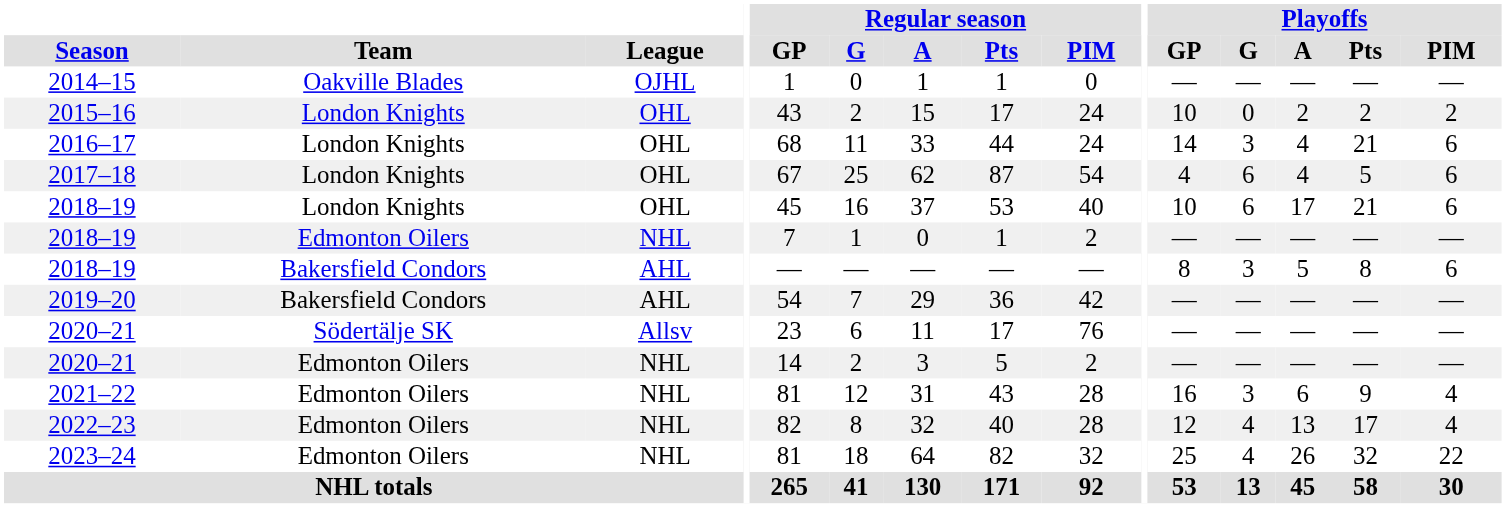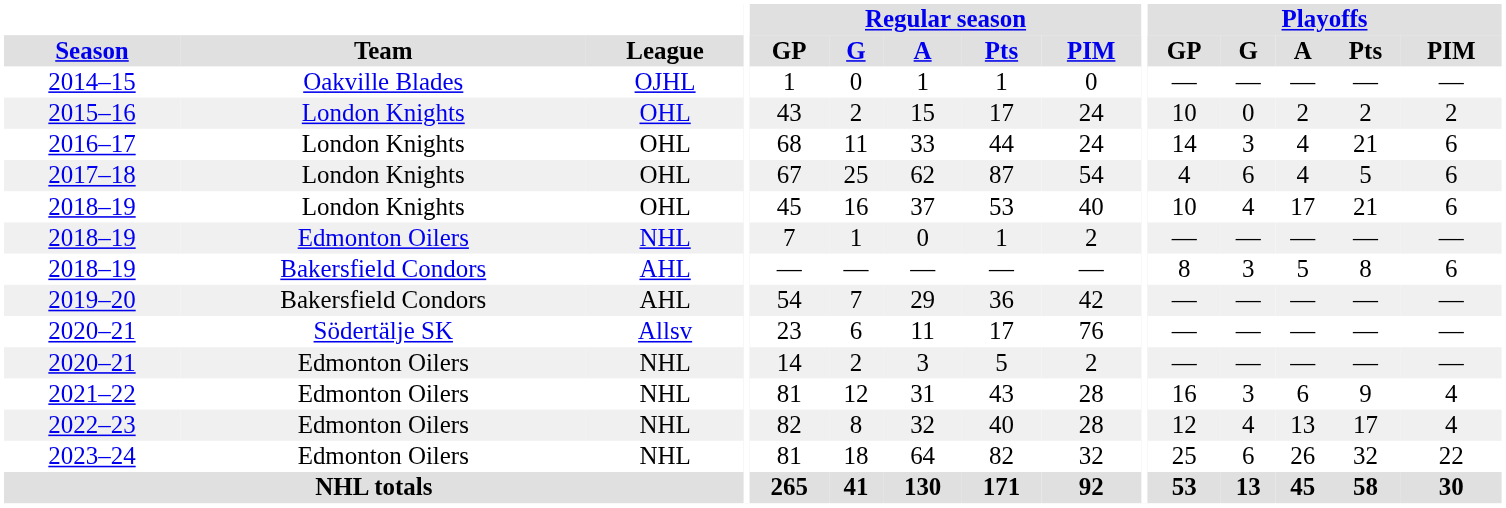(1248, 206) 6 -> (1248, 206) 4
(1248, 456) 4 -> (1248, 456) 6
